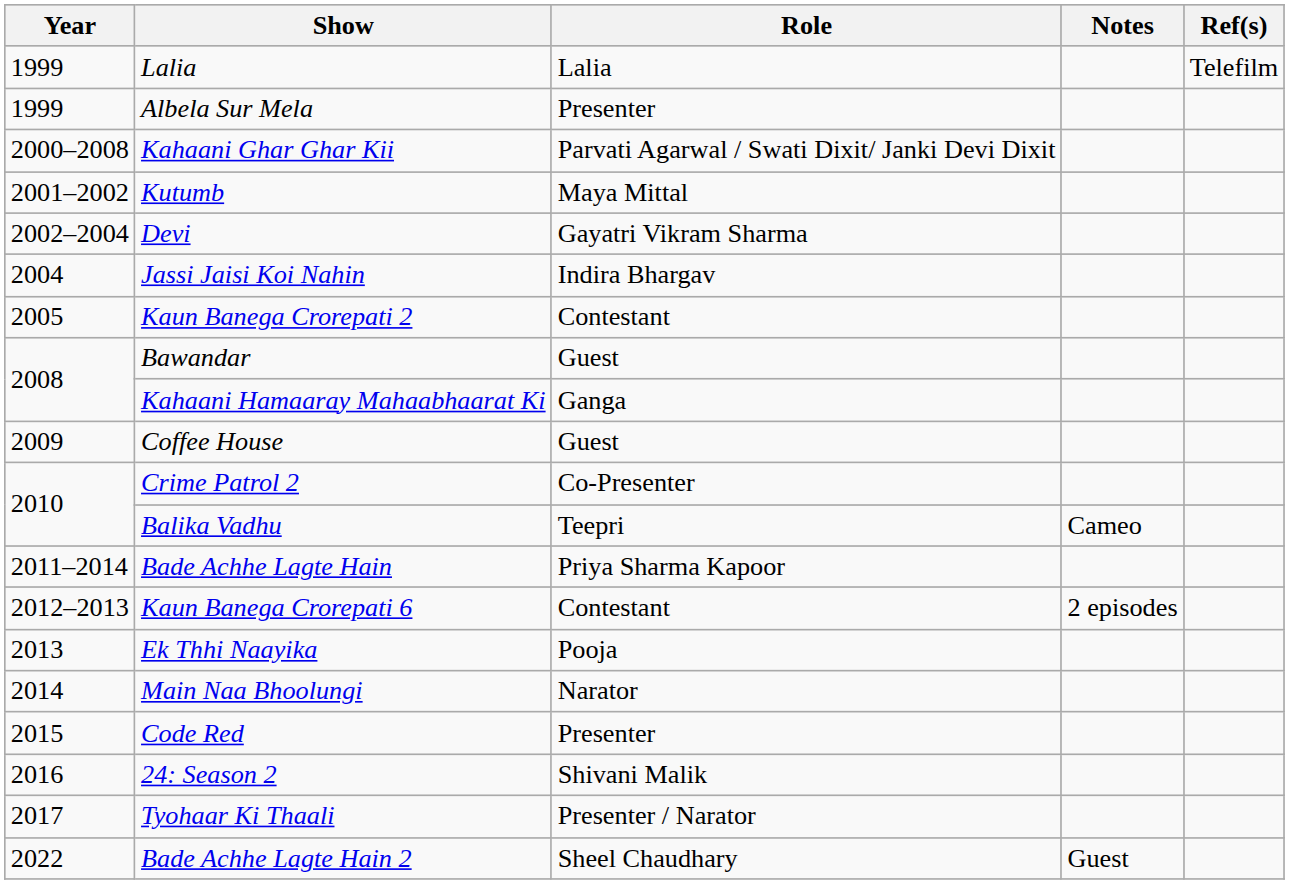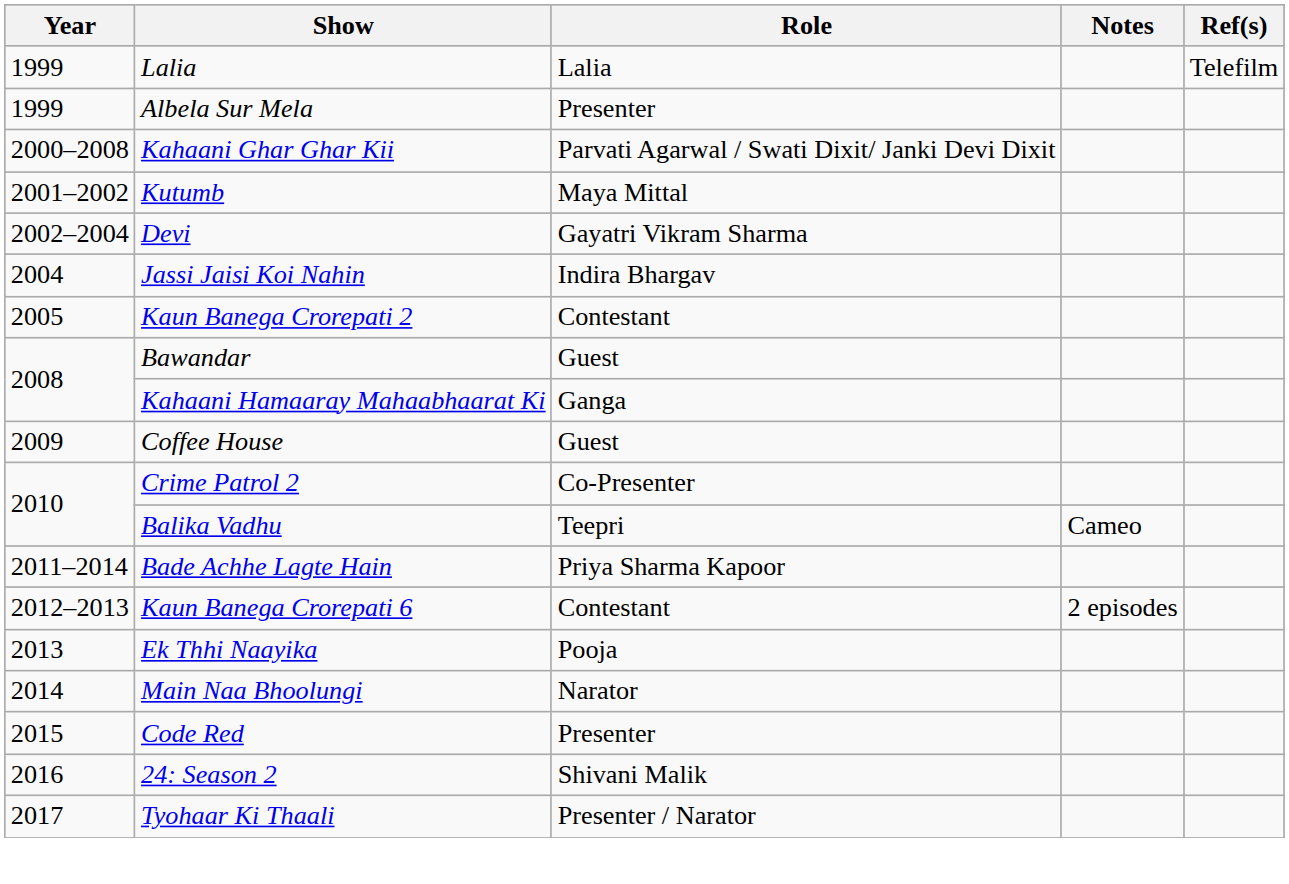- row: (276, 857)
